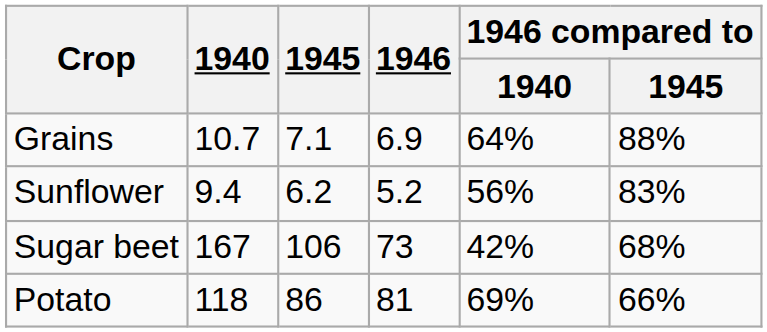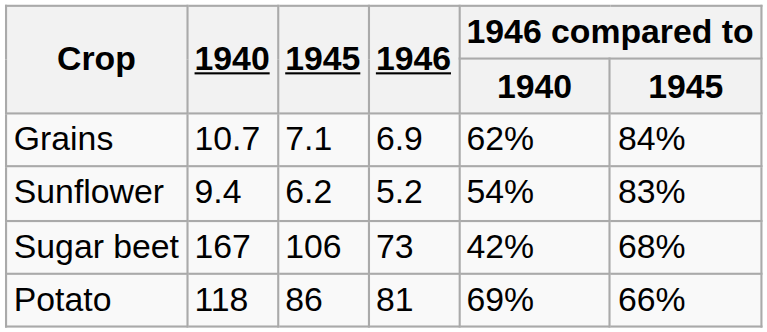(500, 139) 64% -> (500, 139) 62%
(652, 139) 88% -> (652, 139) 84%
(500, 192) 56% -> (500, 192) 54%
